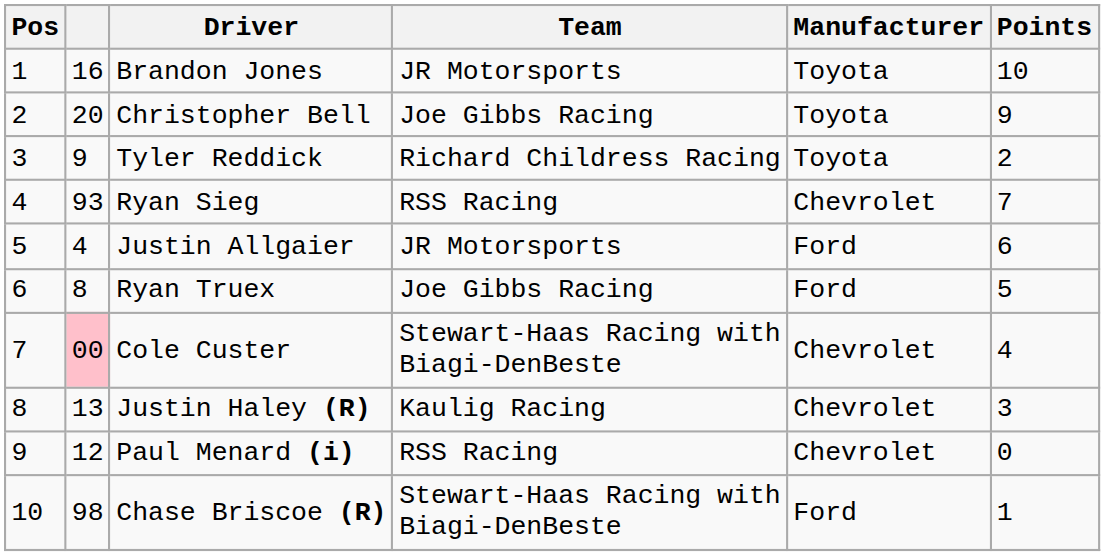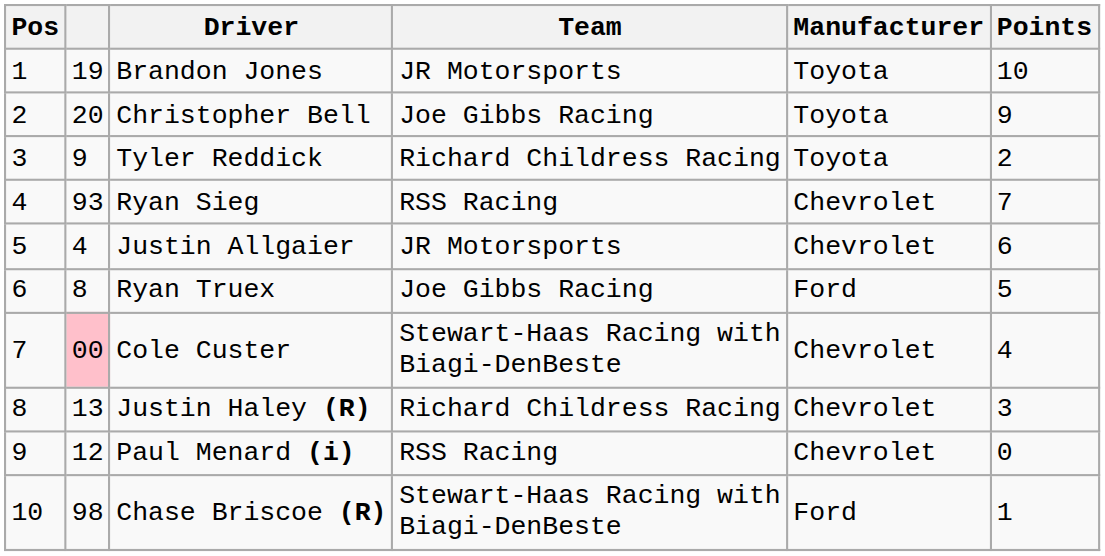(88, 71) 16 -> (88, 71) 19
(825, 246) Ford -> (865, 246) Chevrolet
(503, 409) Kaulig Racing -> (590, 409) Richard Childress Racing
